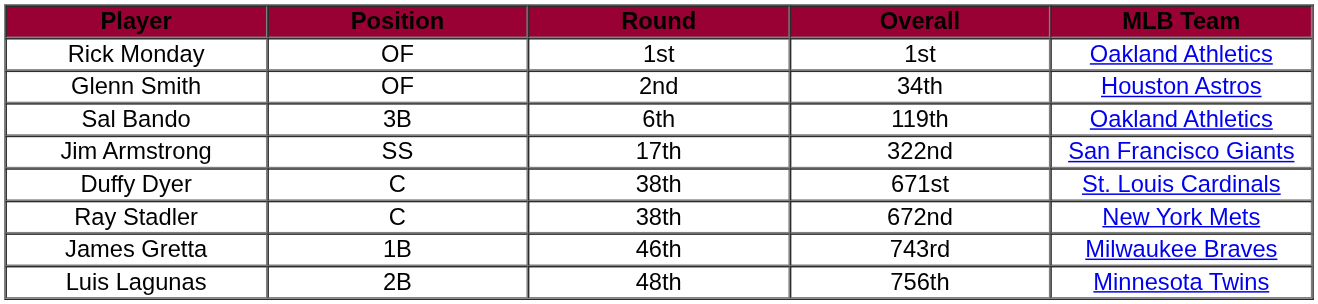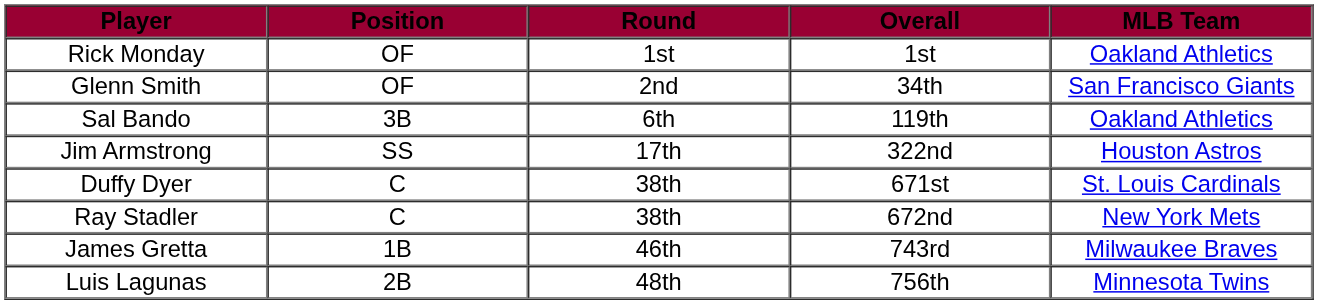(1181, 86) Houston Astros -> (1181, 86) San Francisco Giants
(1181, 151) San Francisco Giants -> (1181, 151) Houston Astros
